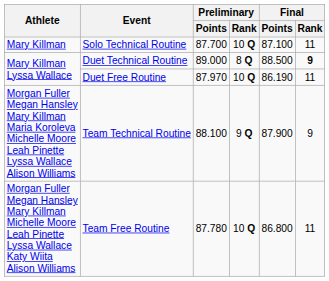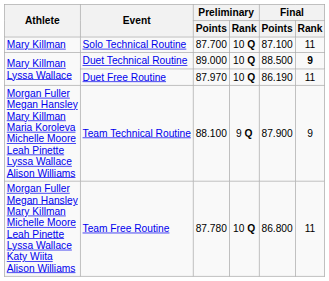(244, 61) 8 Q -> (244, 61) 10 Q
